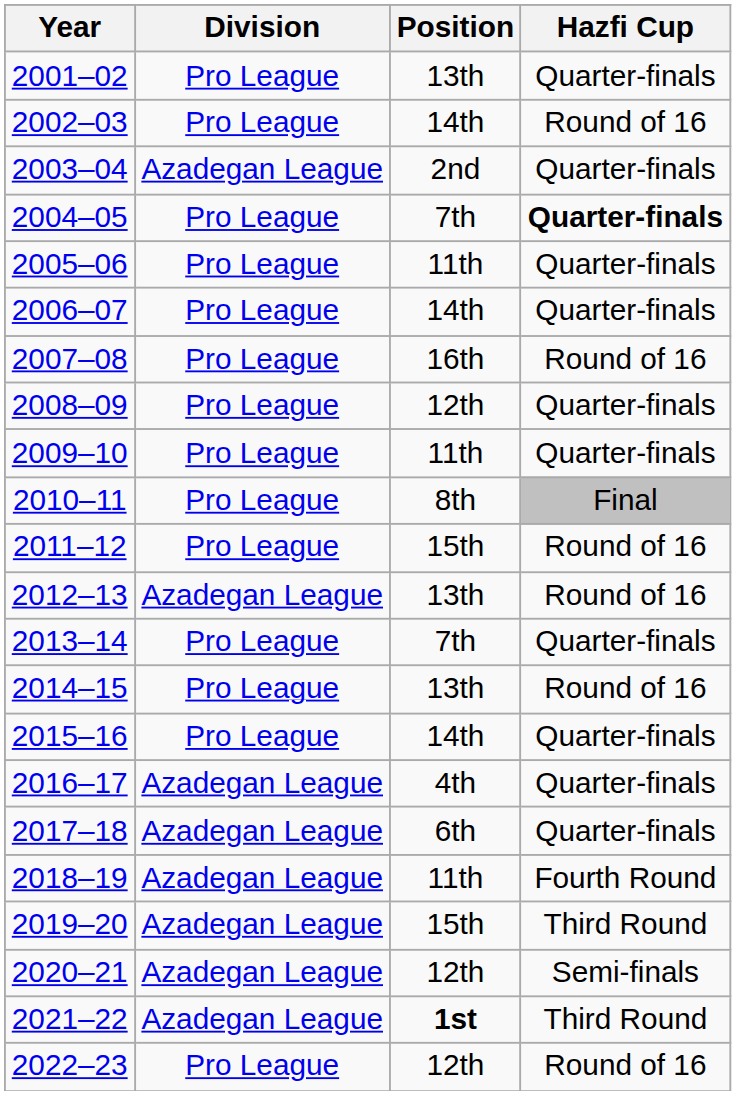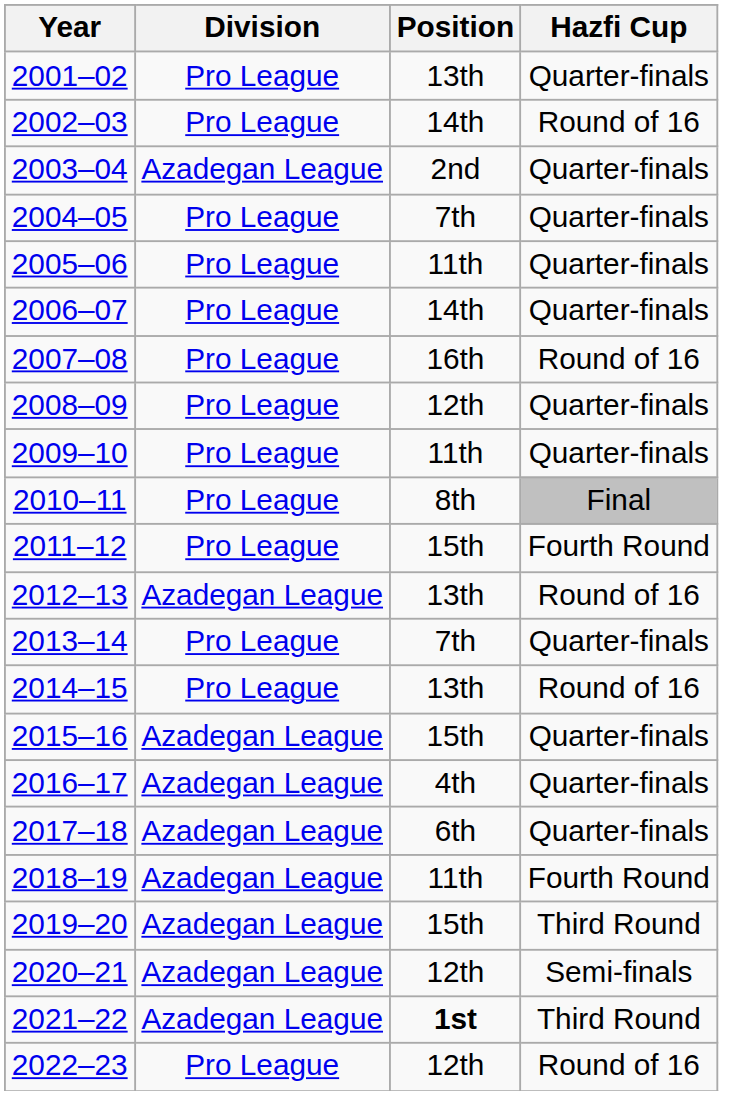(625, 216) bold -> (619, 216) normal
(625, 547) Round of 16 -> (619, 547) Fourth Round
(262, 736) Pro League -> (262, 736) Azadegan League
(455, 736) 14th -> (455, 736) 15th
